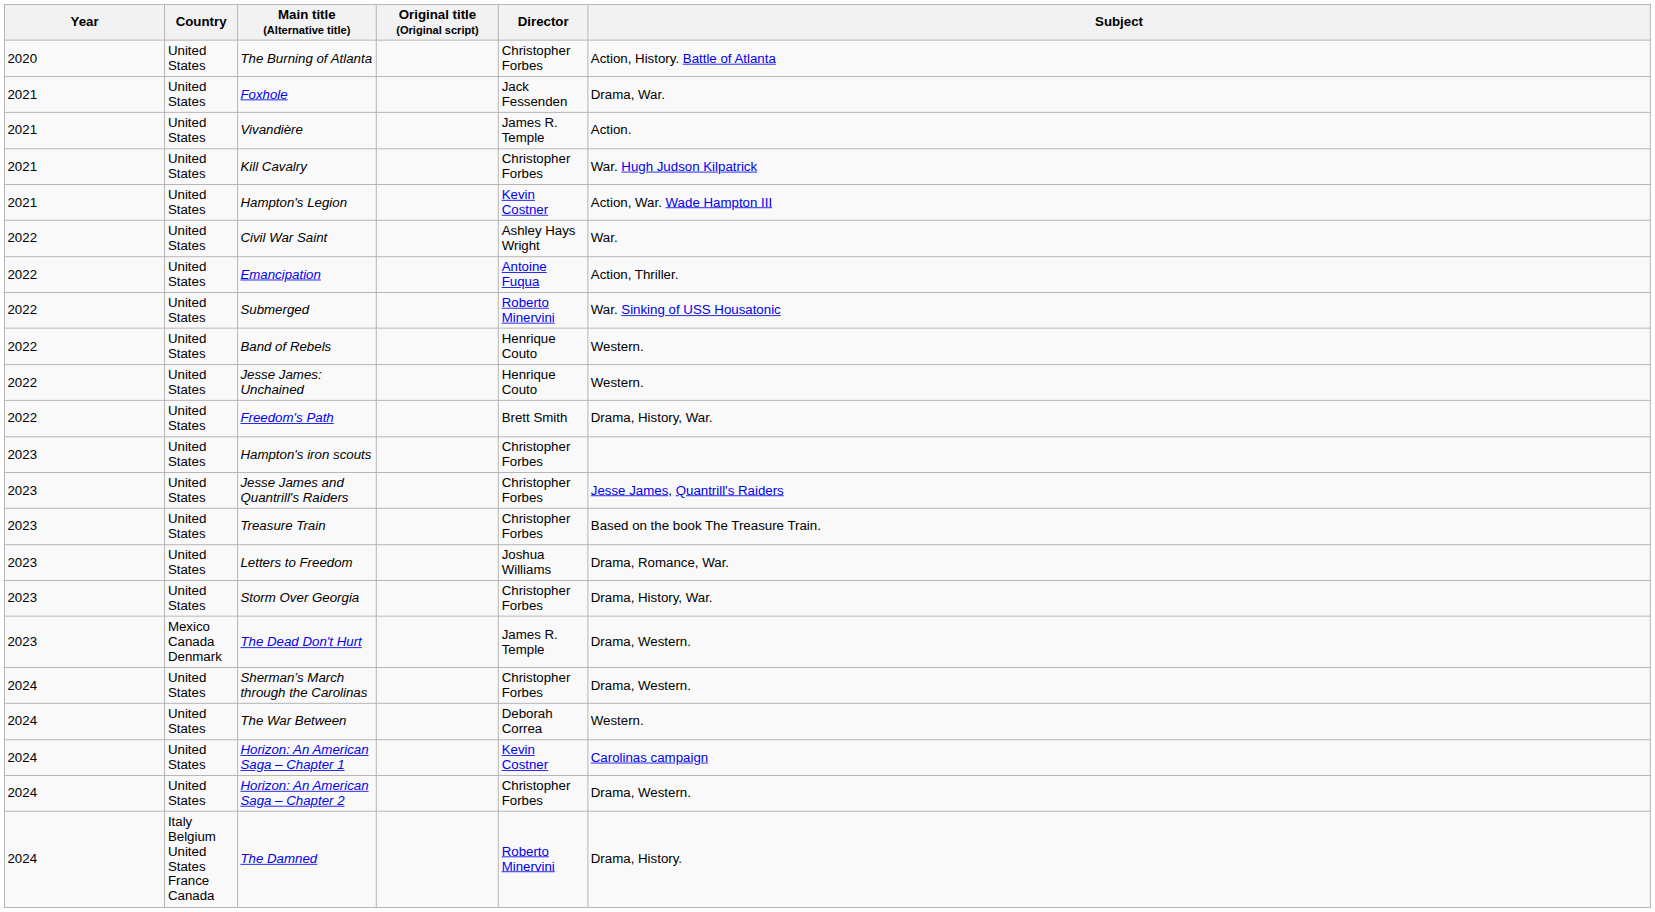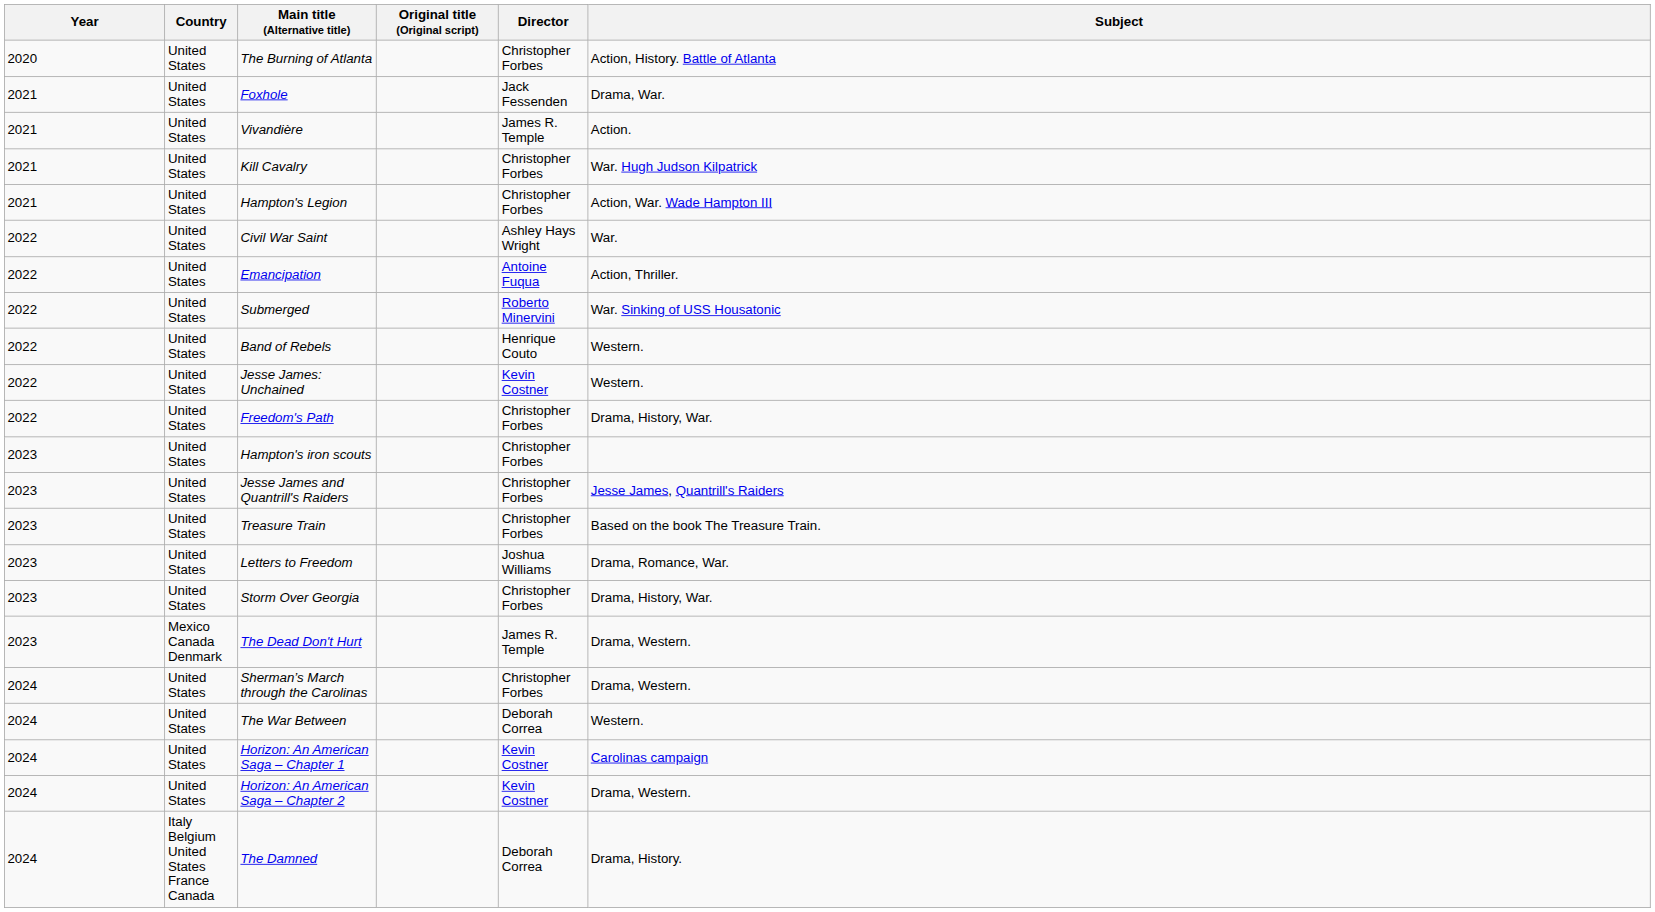(525, 202) Kevin Costner -> (536, 202) Christopher Forbes
(529, 382) Henrique Couto -> (525, 382) Kevin Costner
(535, 418) Brett Smith -> (536, 418) Christopher Forbes
(536, 793) Christopher Forbes -> (525, 793) Kevin Costner
(528, 859) Roberto Minervini -> (527, 859) Deborah Correa
